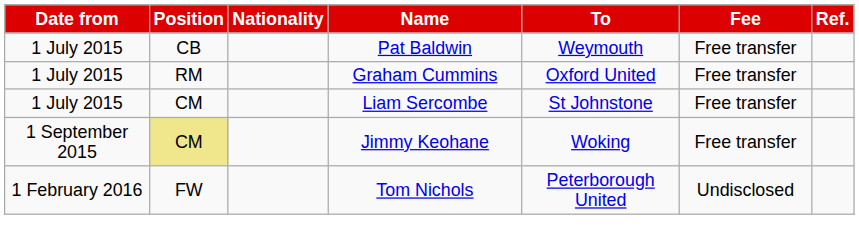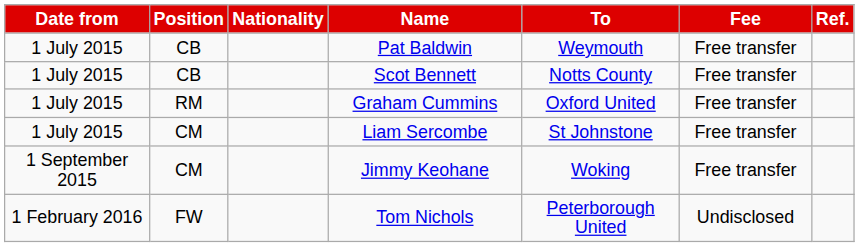+ row: (425, 76)
(189, 142) khaki background -> (189, 170) no background
